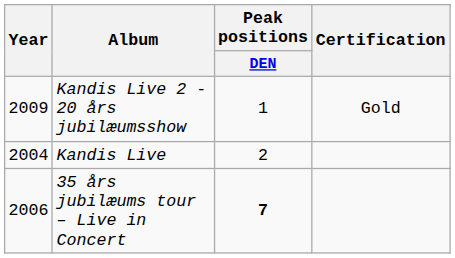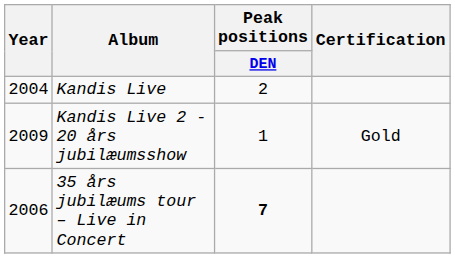rows swapped: (111, 155) <-> (131, 109)
